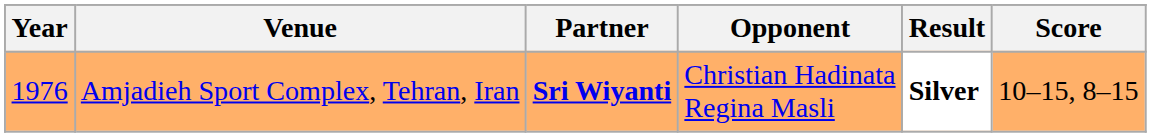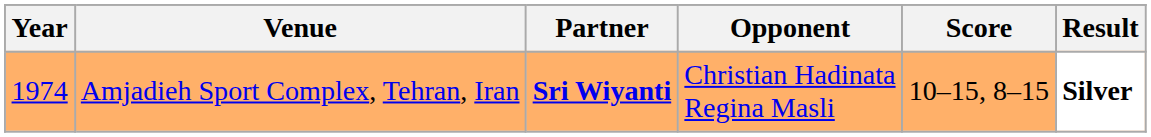columns swapped: (1068, 28) <-> (947, 28)
(40, 90) 1976 -> (40, 90) 1974
